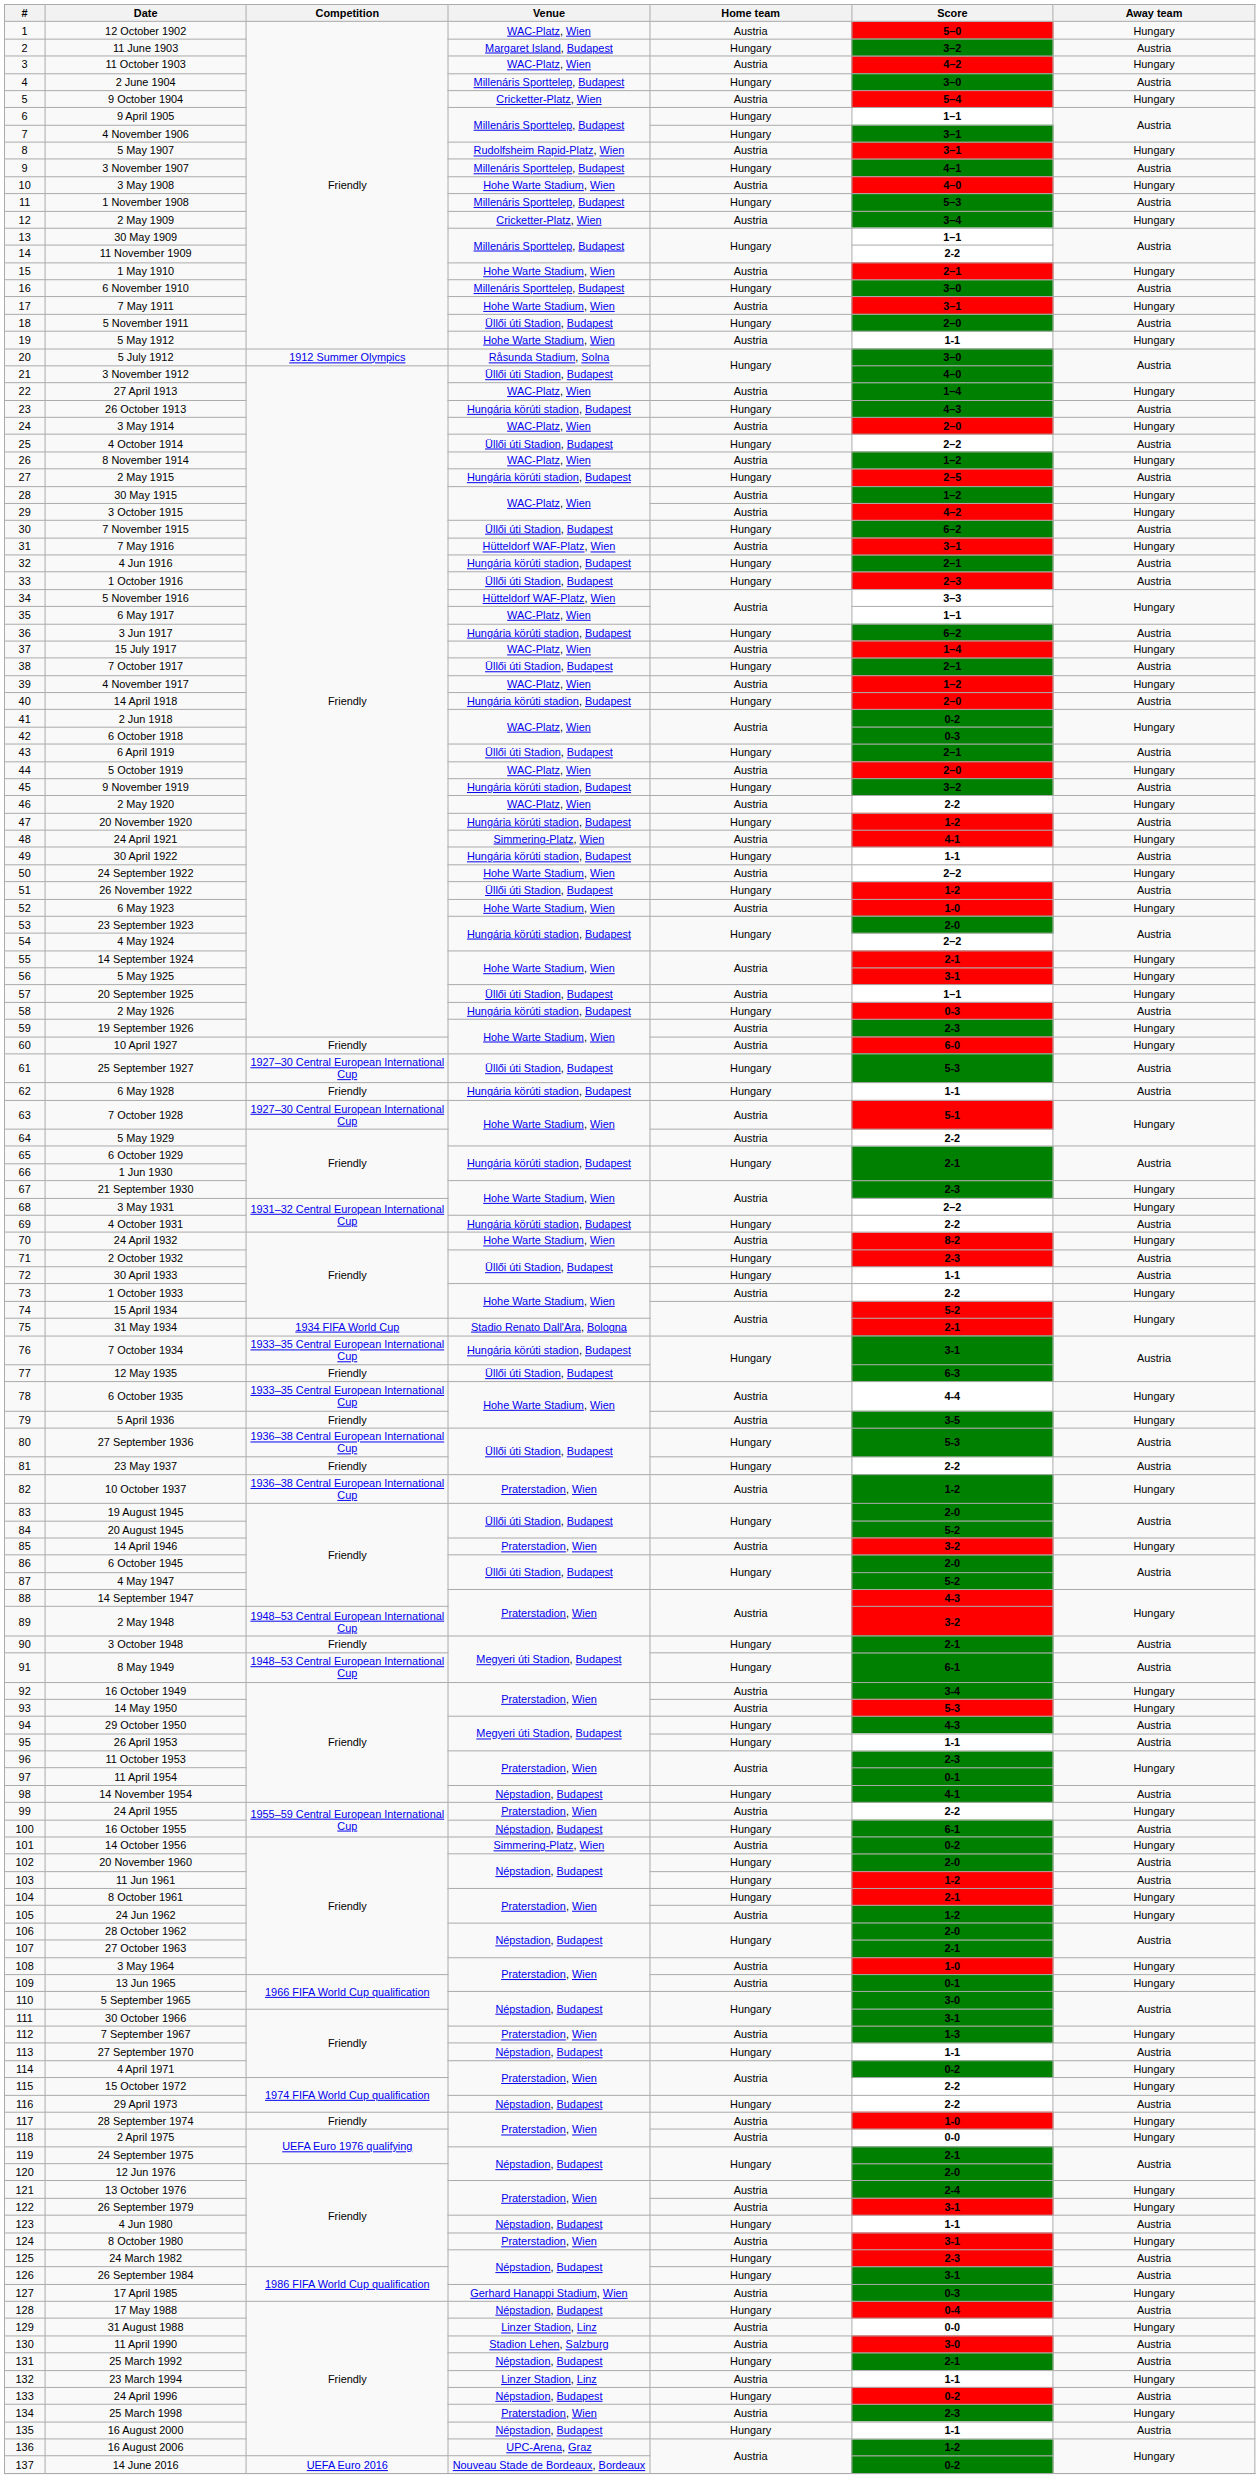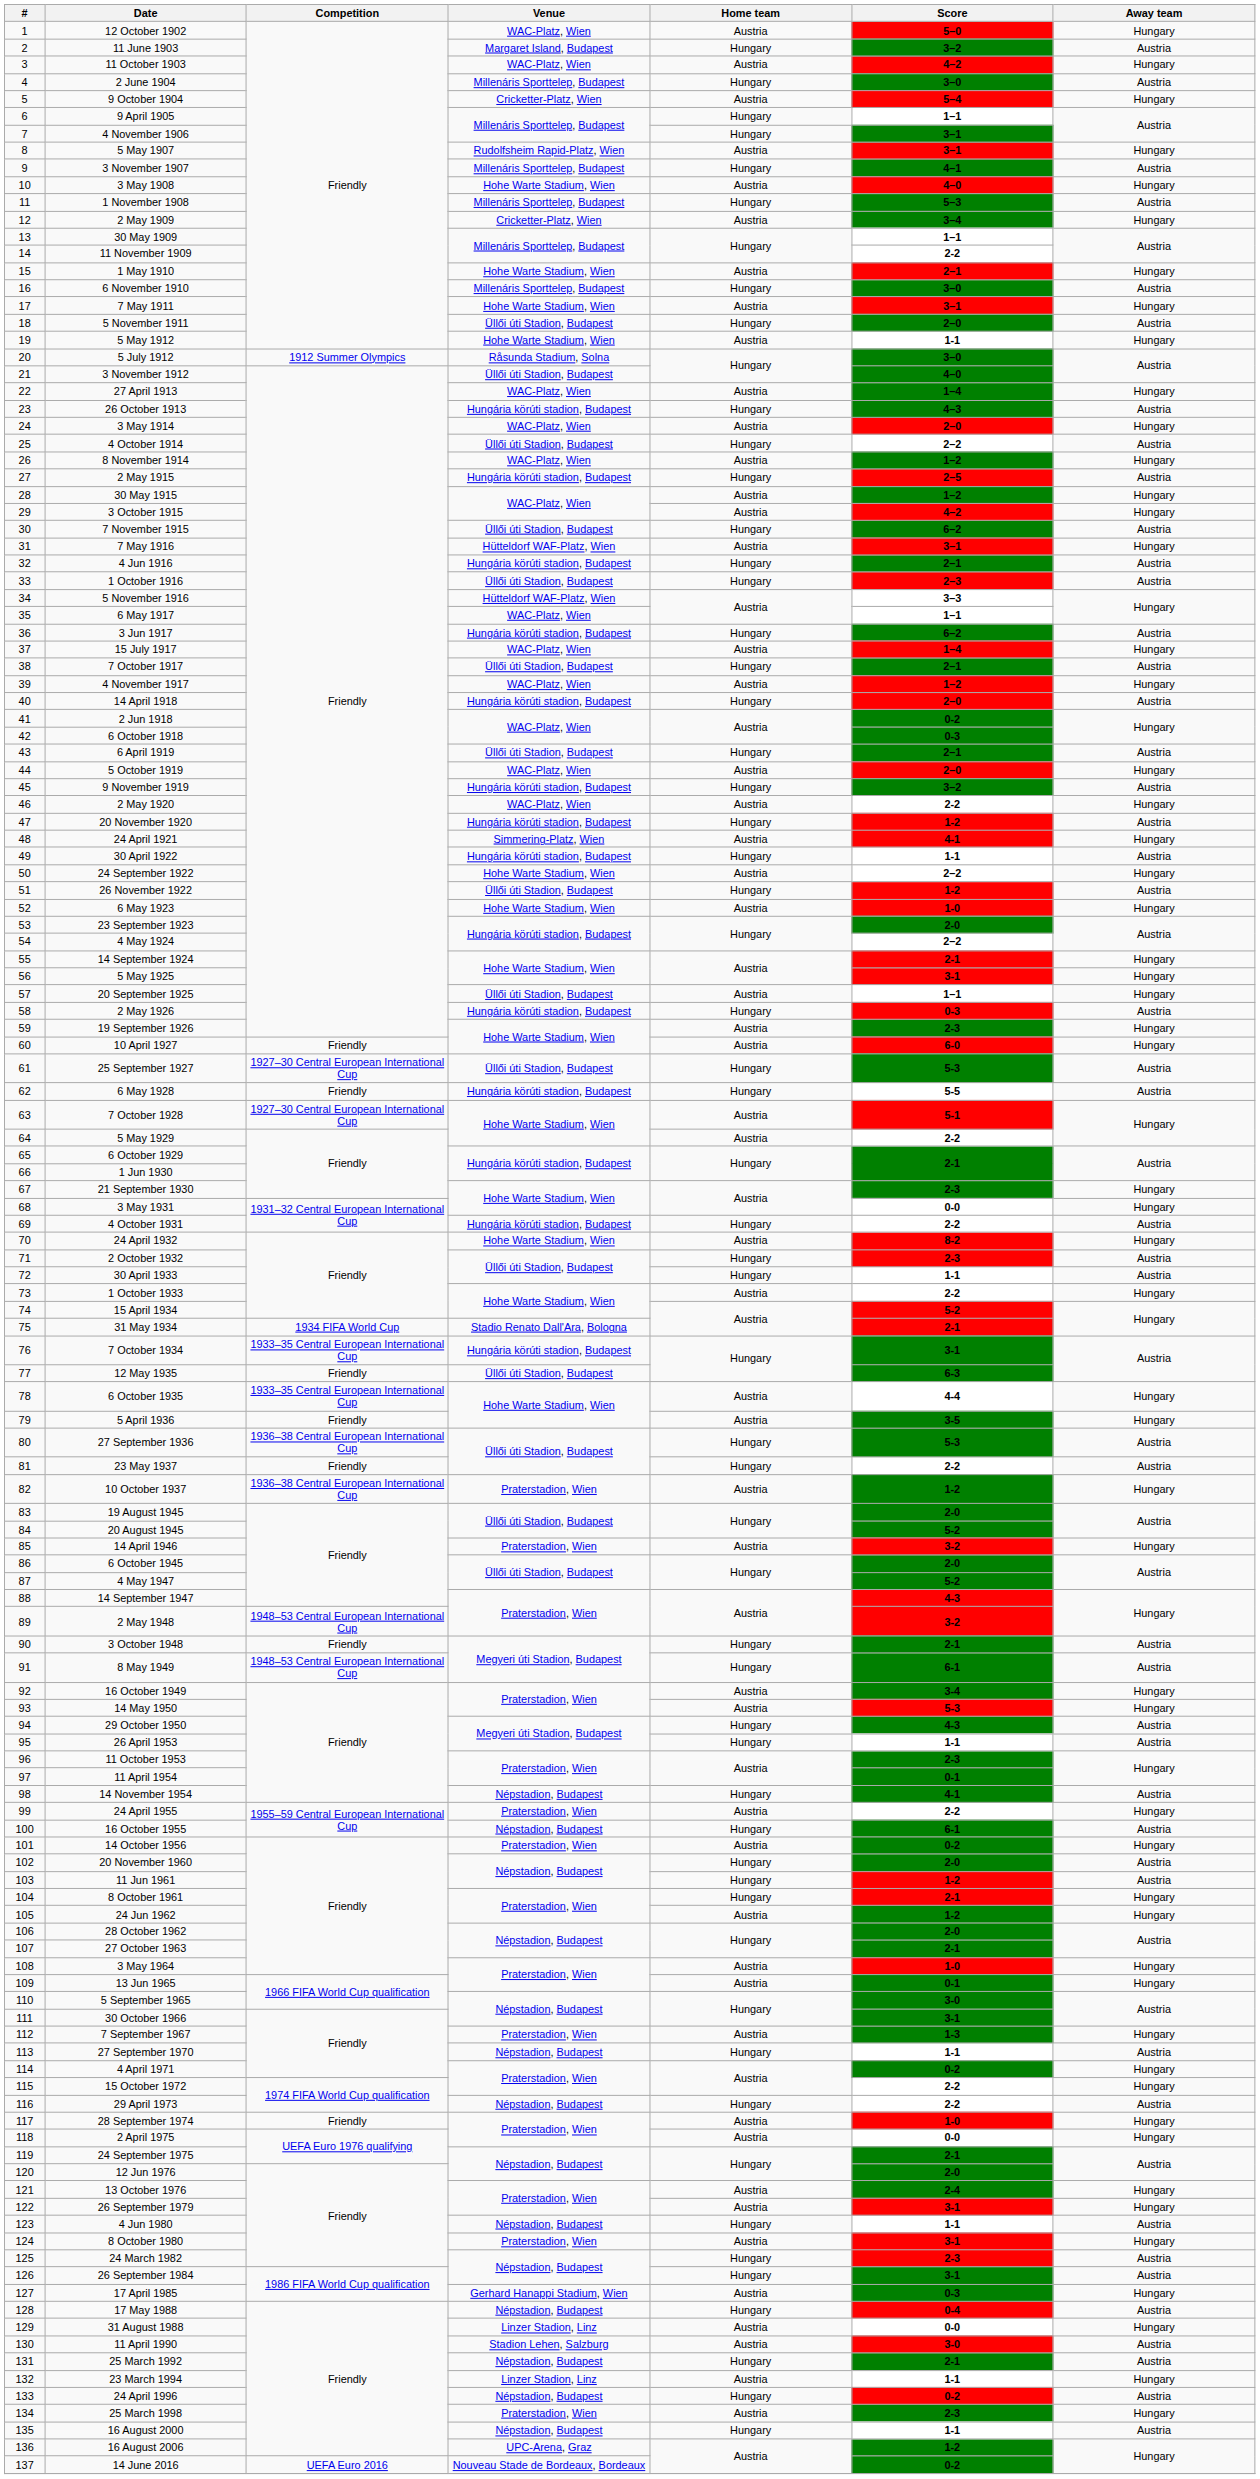(952, 1091) 1-1 -> (952, 1091) 5-5
(952, 1207) 2–2 -> (952, 1207) 0-0
(549, 1845) Simmering-Platz, Wien -> (549, 1845) Praterstadion, Wien
